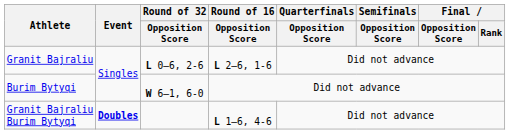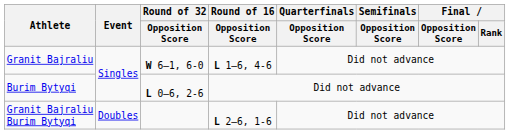(175, 66) L 0–6, 2-6 -> (175, 66) W 6–1, 6-0
(243, 66) L 2–6, 1-6 -> (243, 66) L 1–6, 4-6
(175, 93) W 6–1, 6-0 -> (175, 93) L 0–6, 2-6
(118, 115) bold -> (118, 115) normal
(243, 121) L 1–6, 4-6 -> (243, 121) L 2–6, 1-6
